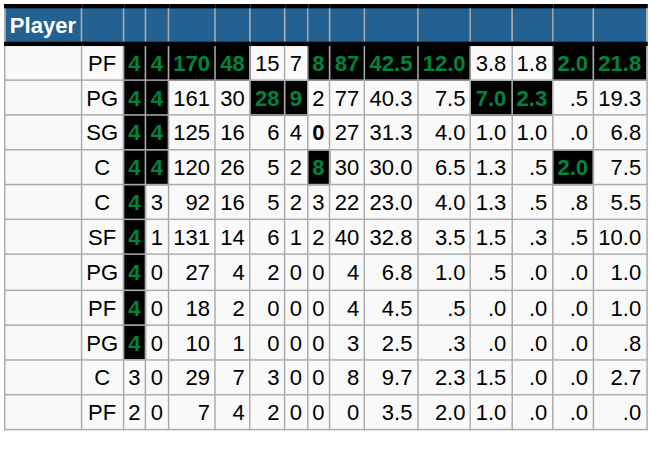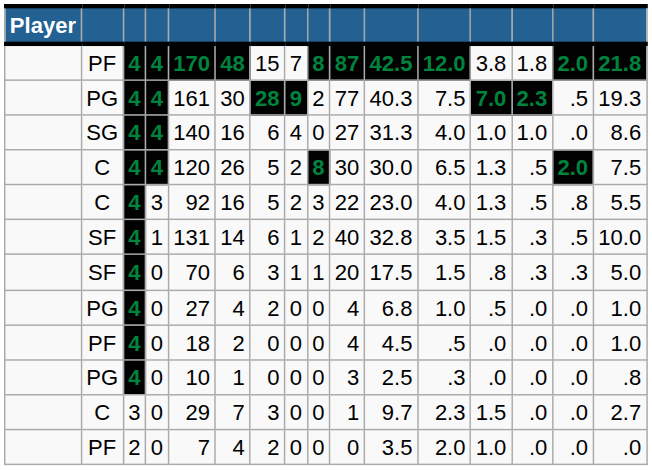(192, 133) 125 -> (192, 133) 140
(318, 133) bold -> (318, 133) normal
(626, 133) 6.8 -> (626, 133) 8.6
+ row: (102, 272)
(353, 377) 8 -> (353, 412) 1
